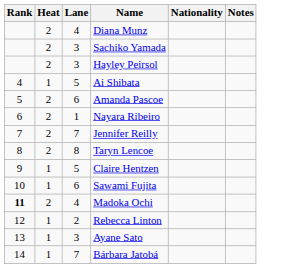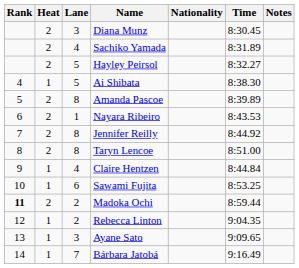+ column: (244, 13)
(76, 30) 4 -> (76, 30) 3
(76, 47) 3 -> (76, 47) 4
(76, 64) 3 -> (76, 64) 5
(76, 99) 6 -> (76, 99) 8
(76, 133) 7 -> (76, 133) 8
(76, 168) 5 -> (76, 168) 4
(76, 202) 4 -> (76, 202) 2
